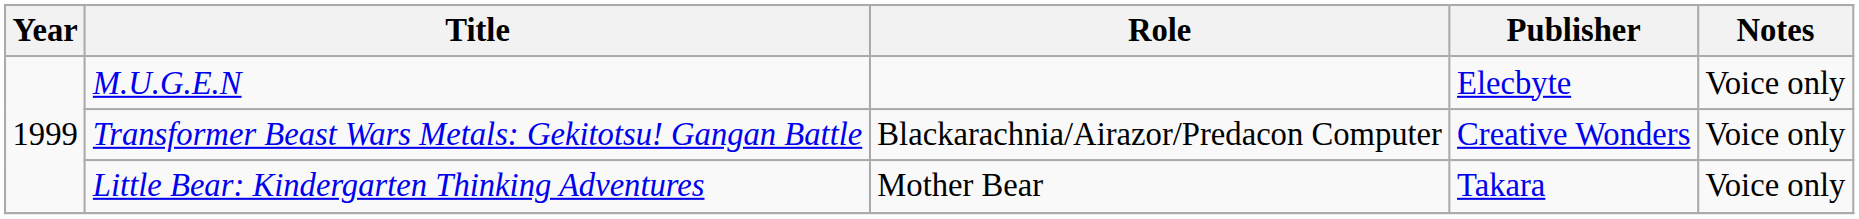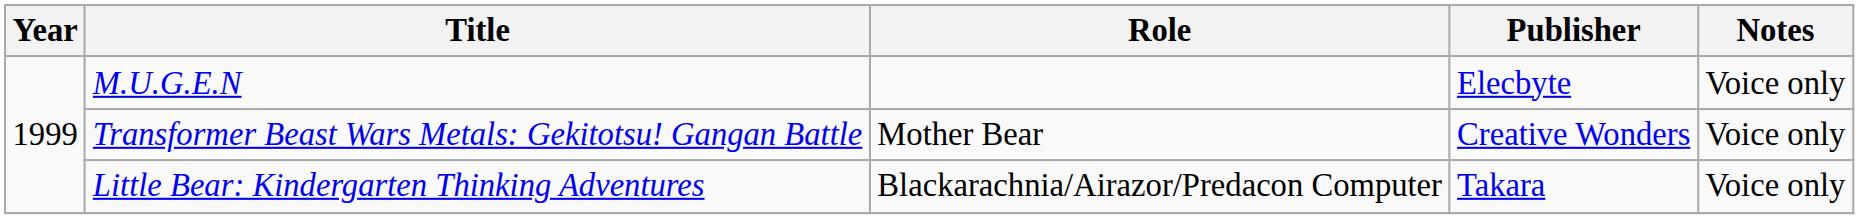(1160, 133) Blackarachnia/Airazor/Predacon Computer -> (960, 133) Mother Bear
(960, 185) Mother Bear -> (1160, 185) Blackarachnia/Airazor/Predacon Computer
